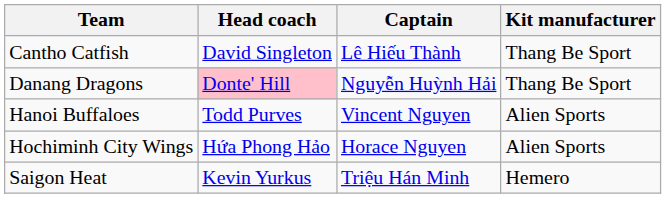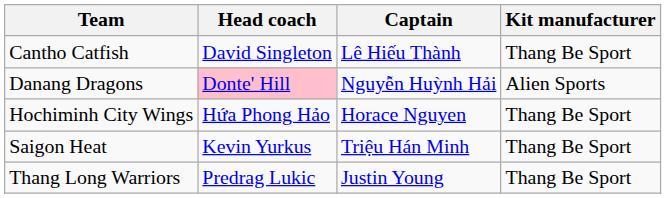(568, 83) Thang Be Sport -> (555, 83) Alien Sports
- row: (74, 114)
(555, 146) Alien Sports -> (568, 114) Thang Be Sport
(537, 177) Hemero -> (568, 146) Thang Be Sport
+ row: (95, 177)
